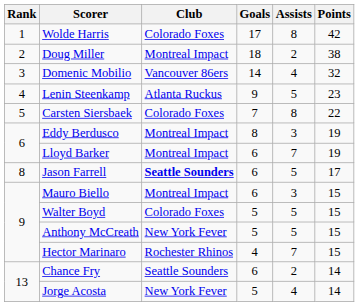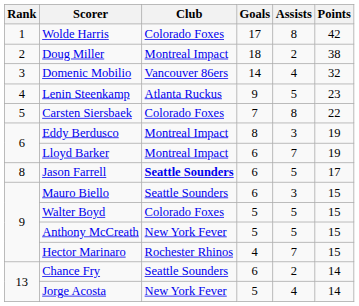(186, 192) Montreal Impact -> (186, 192) Seattle Sounders
